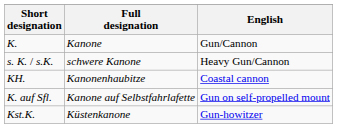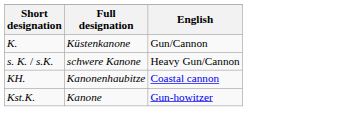(84, 43) Kanone -> (99, 43) Küstenkanone
- row: (29, 97)
(99, 114) Küstenkanone -> (84, 97) Kanone
